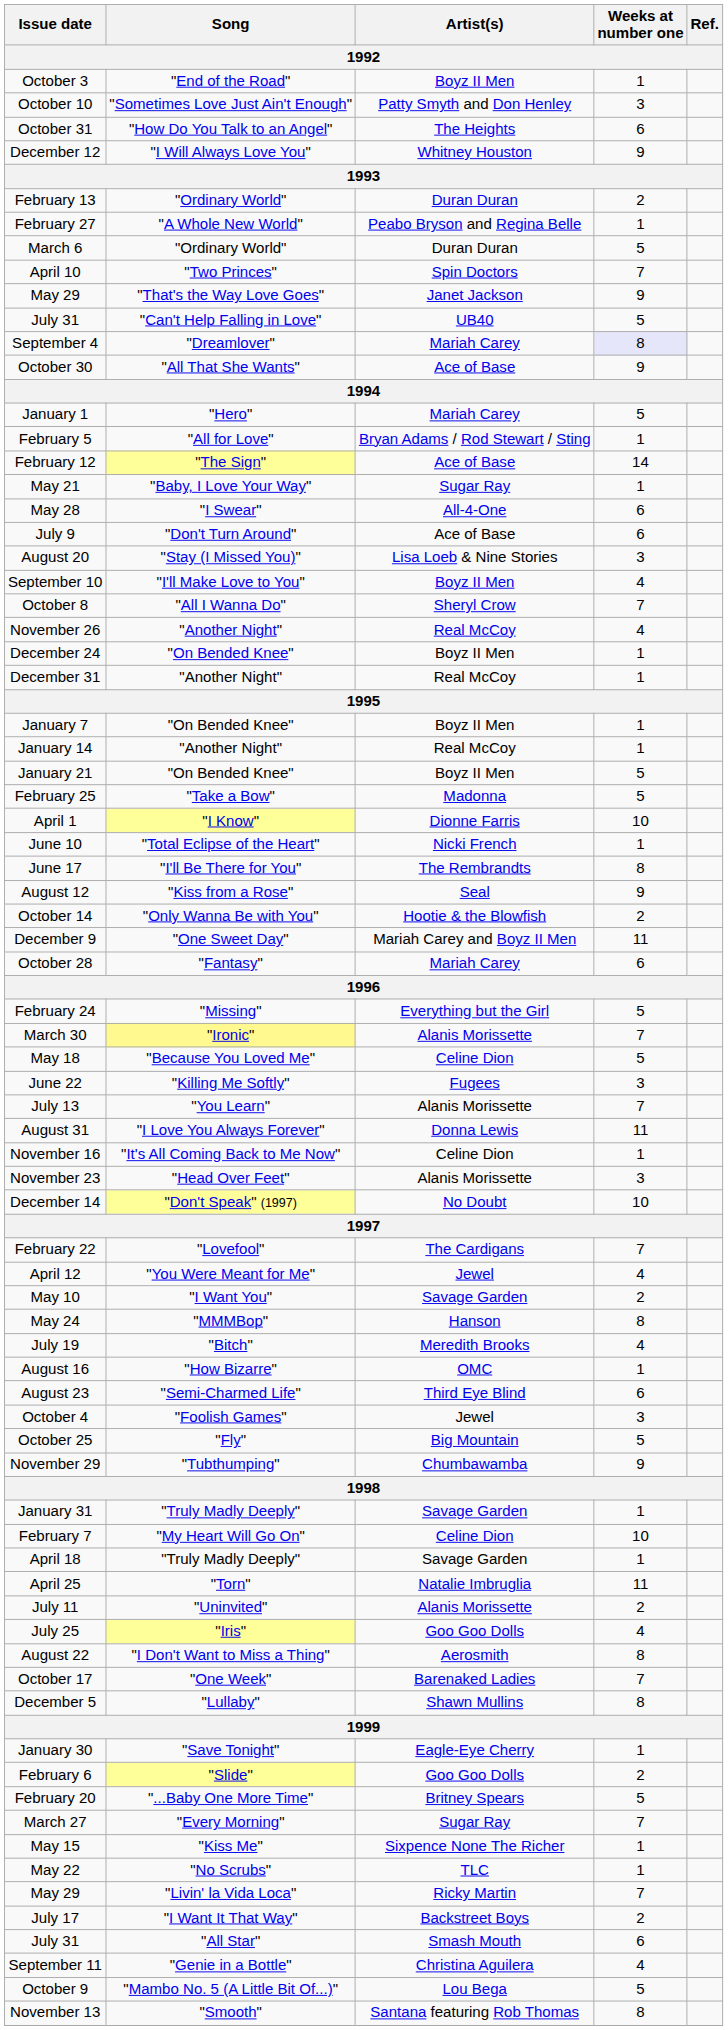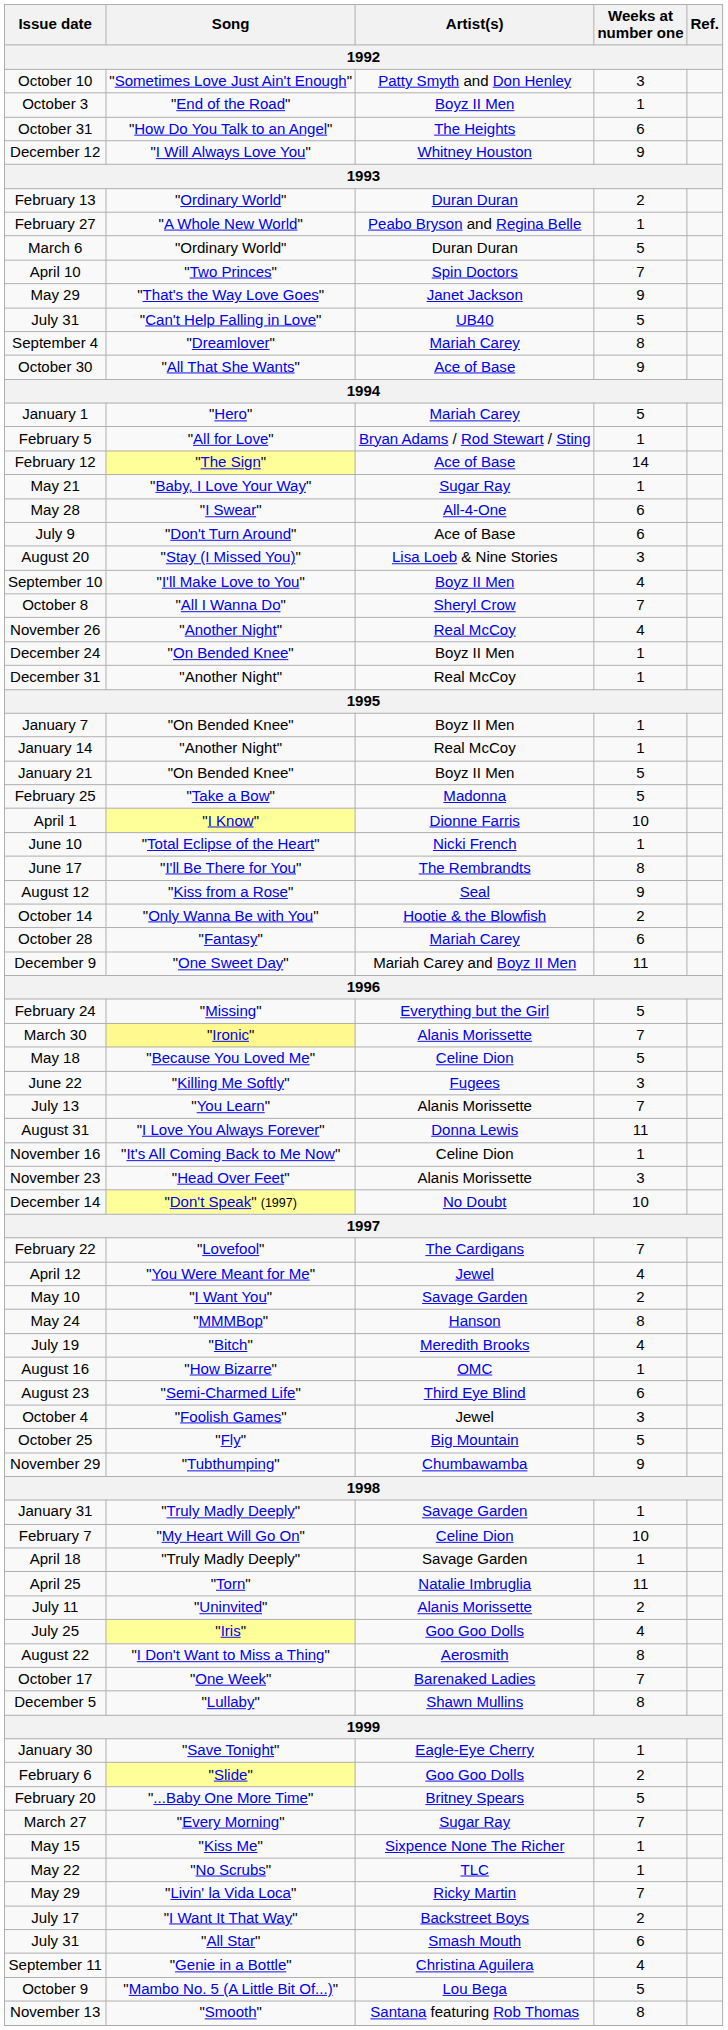rows swapped: (55, 81) <-> (55, 104)
(640, 343) lavender background -> (640, 343) no background
rows swapped: (55, 963) <-> (55, 939)
